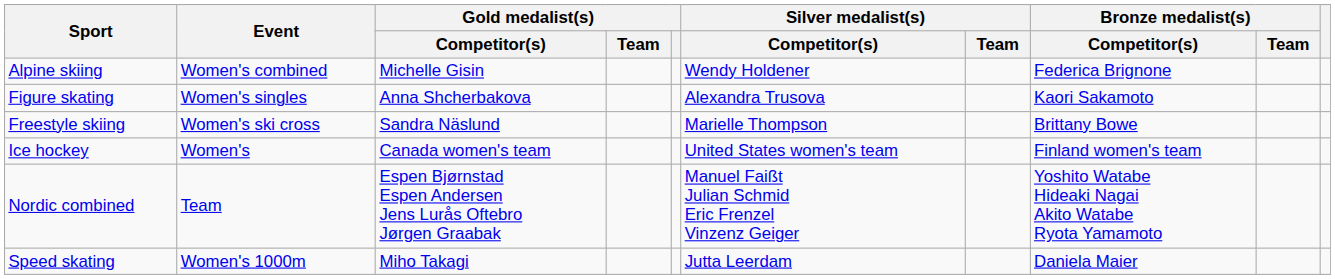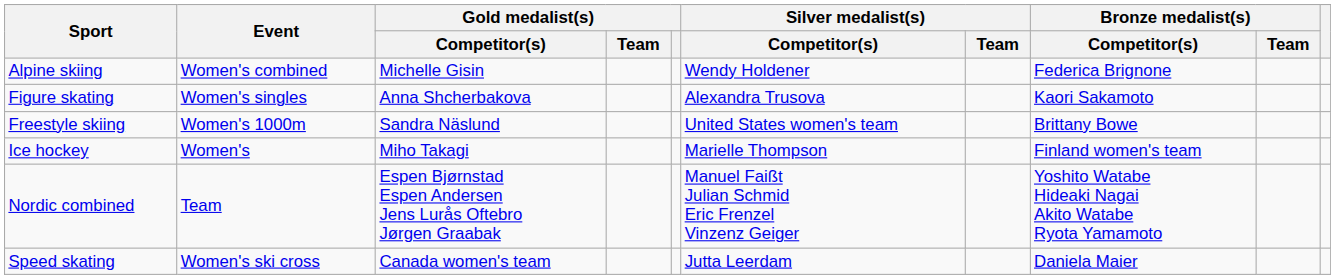(250, 124) Women's ski cross -> (243, 124) Women's 1000m
(756, 124) Marielle Thompson -> (791, 124) United States women's team
(465, 151) Canada women's team -> (424, 151) Miho Takagi
(791, 151) United States women's team -> (756, 151) Marielle Thompson
(243, 261) Women's 1000m -> (250, 261) Women's ski cross
(424, 261) Miho Takagi -> (465, 261) Canada women's team
